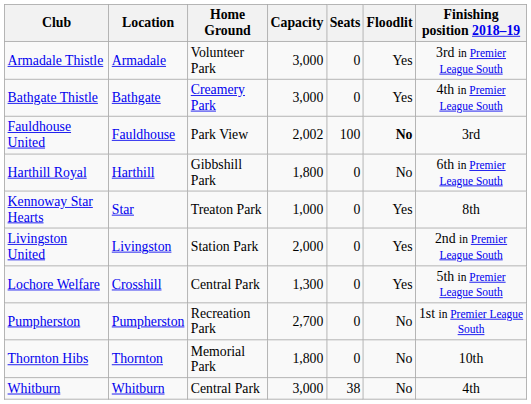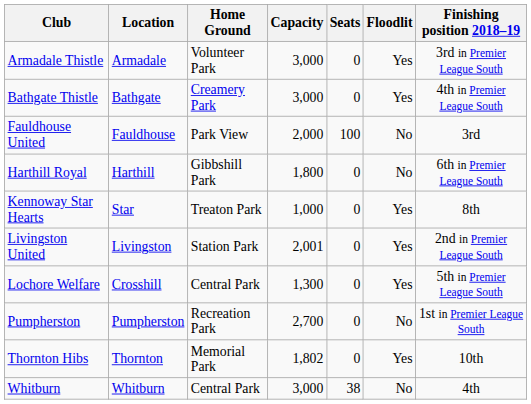(308, 135) 2,002 -> (308, 135) 2,000
(404, 135) bold -> (404, 135) normal
(308, 246) 2,000 -> (308, 246) 2,001
(308, 358) 1,800 -> (308, 358) 1,802
(404, 358) No -> (402, 358) Yes
